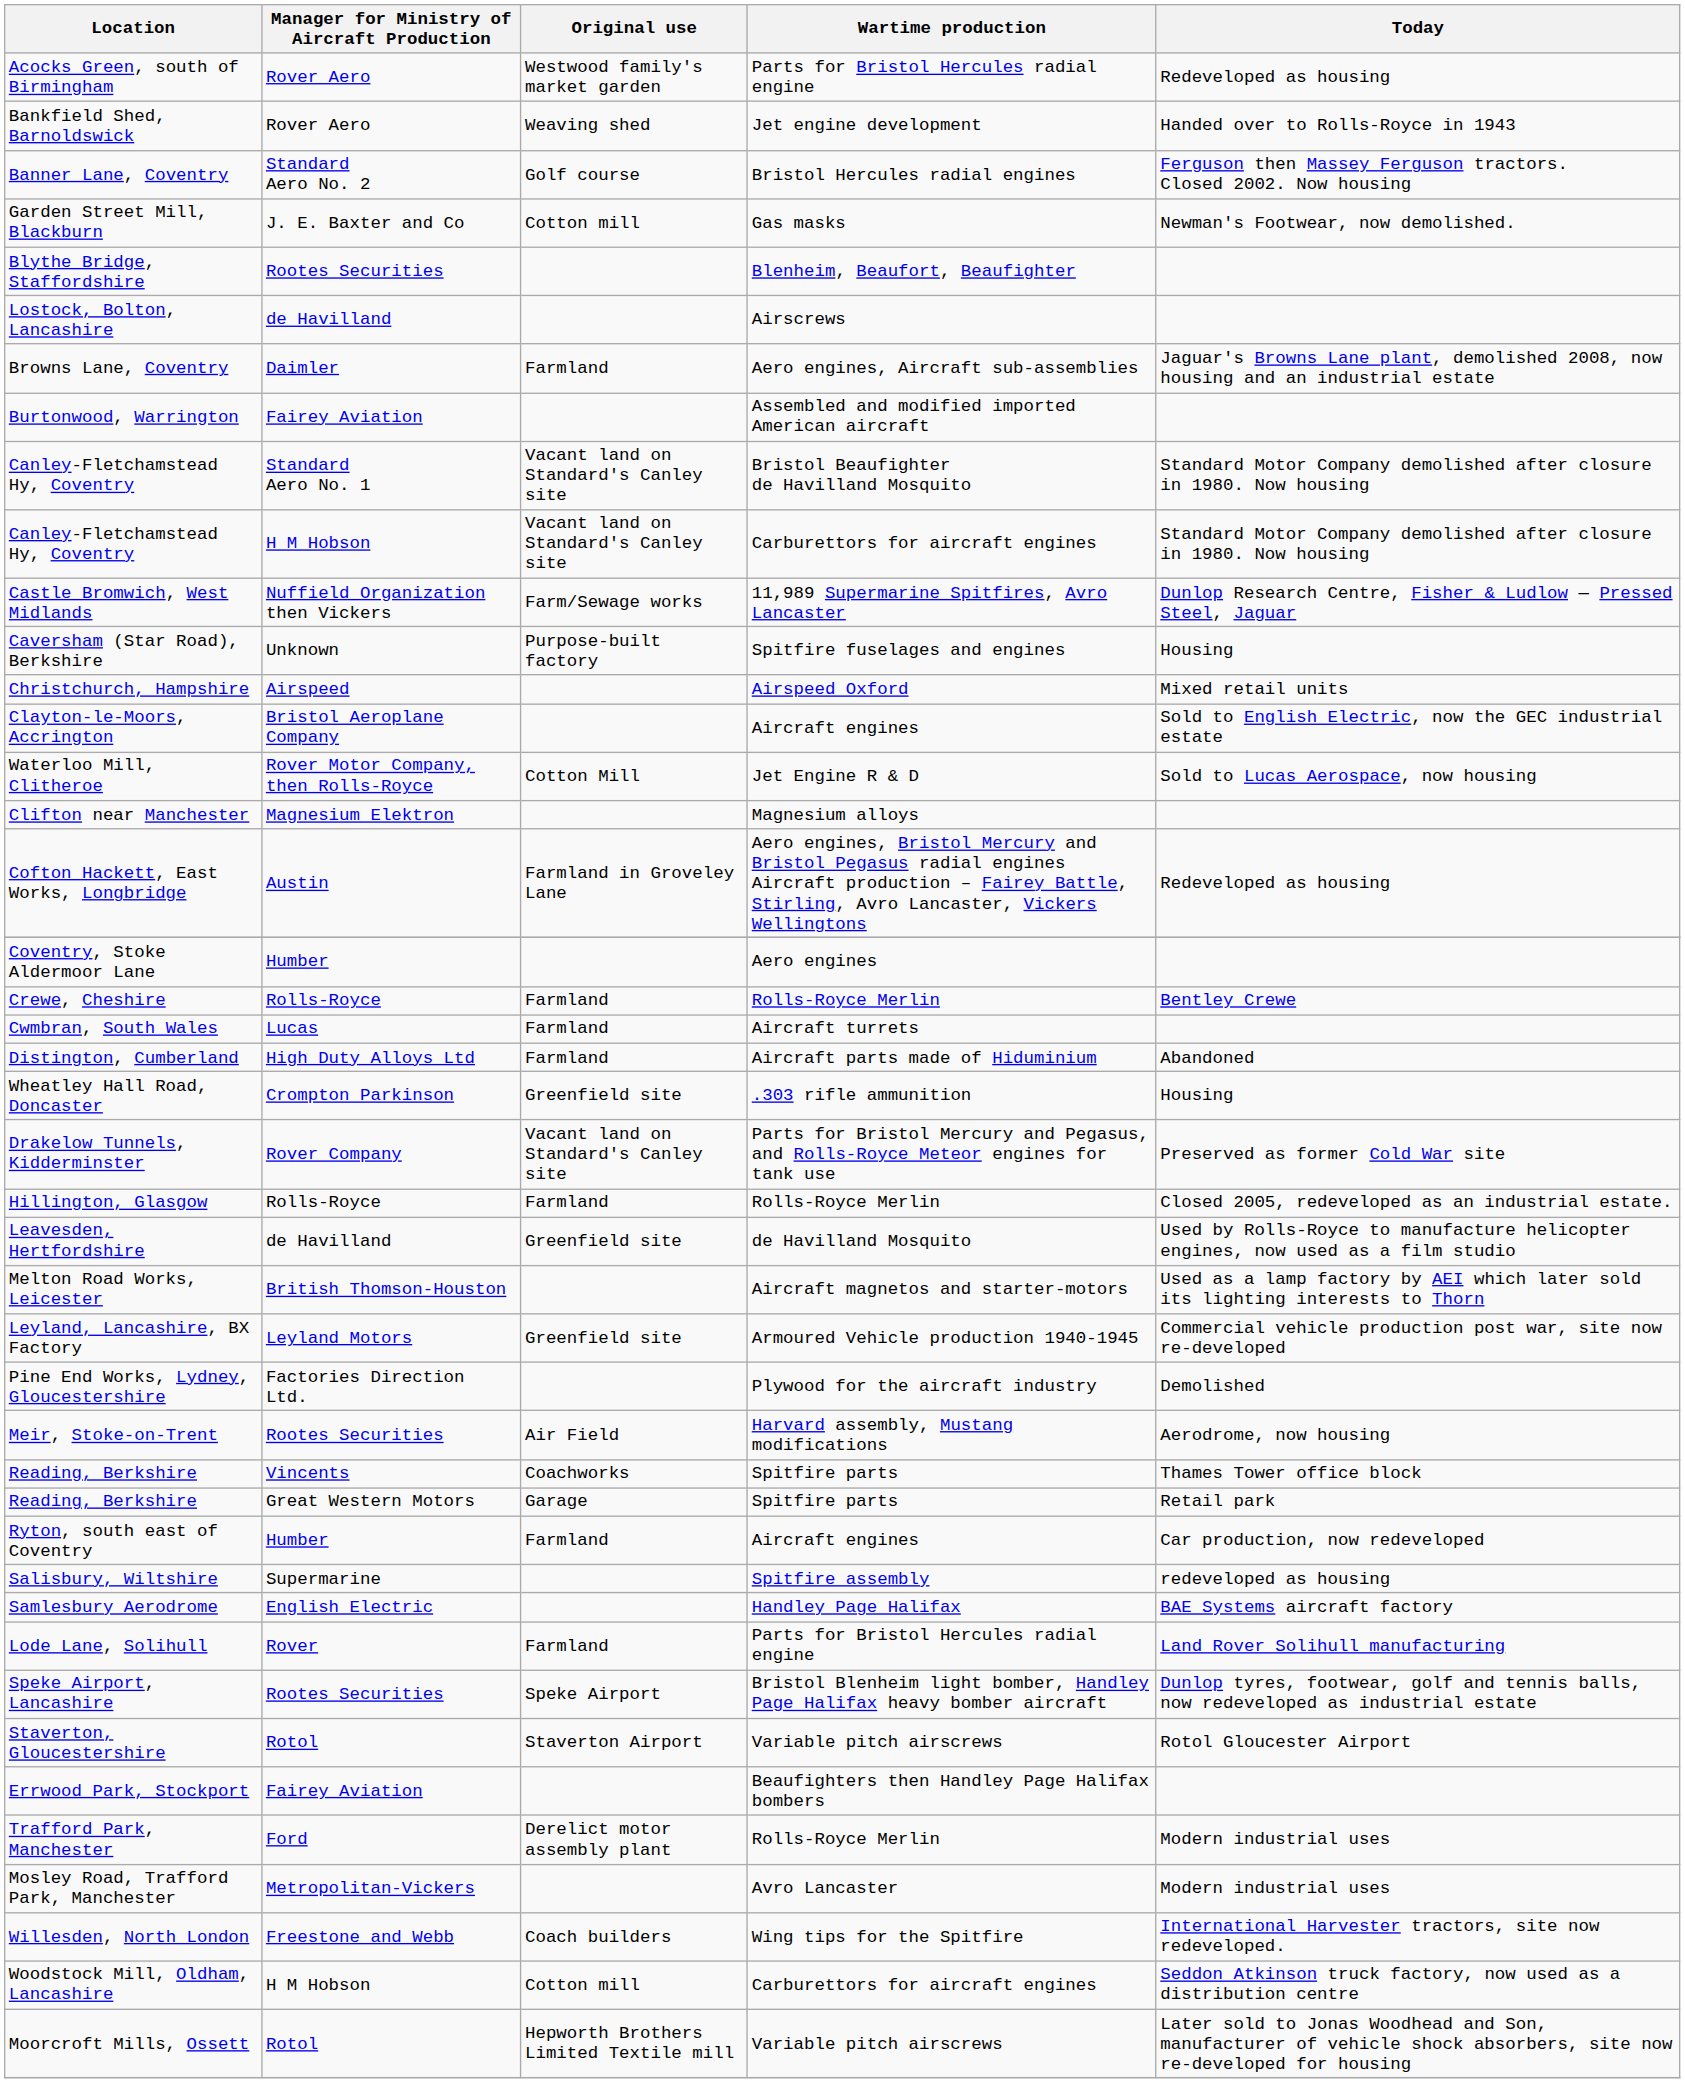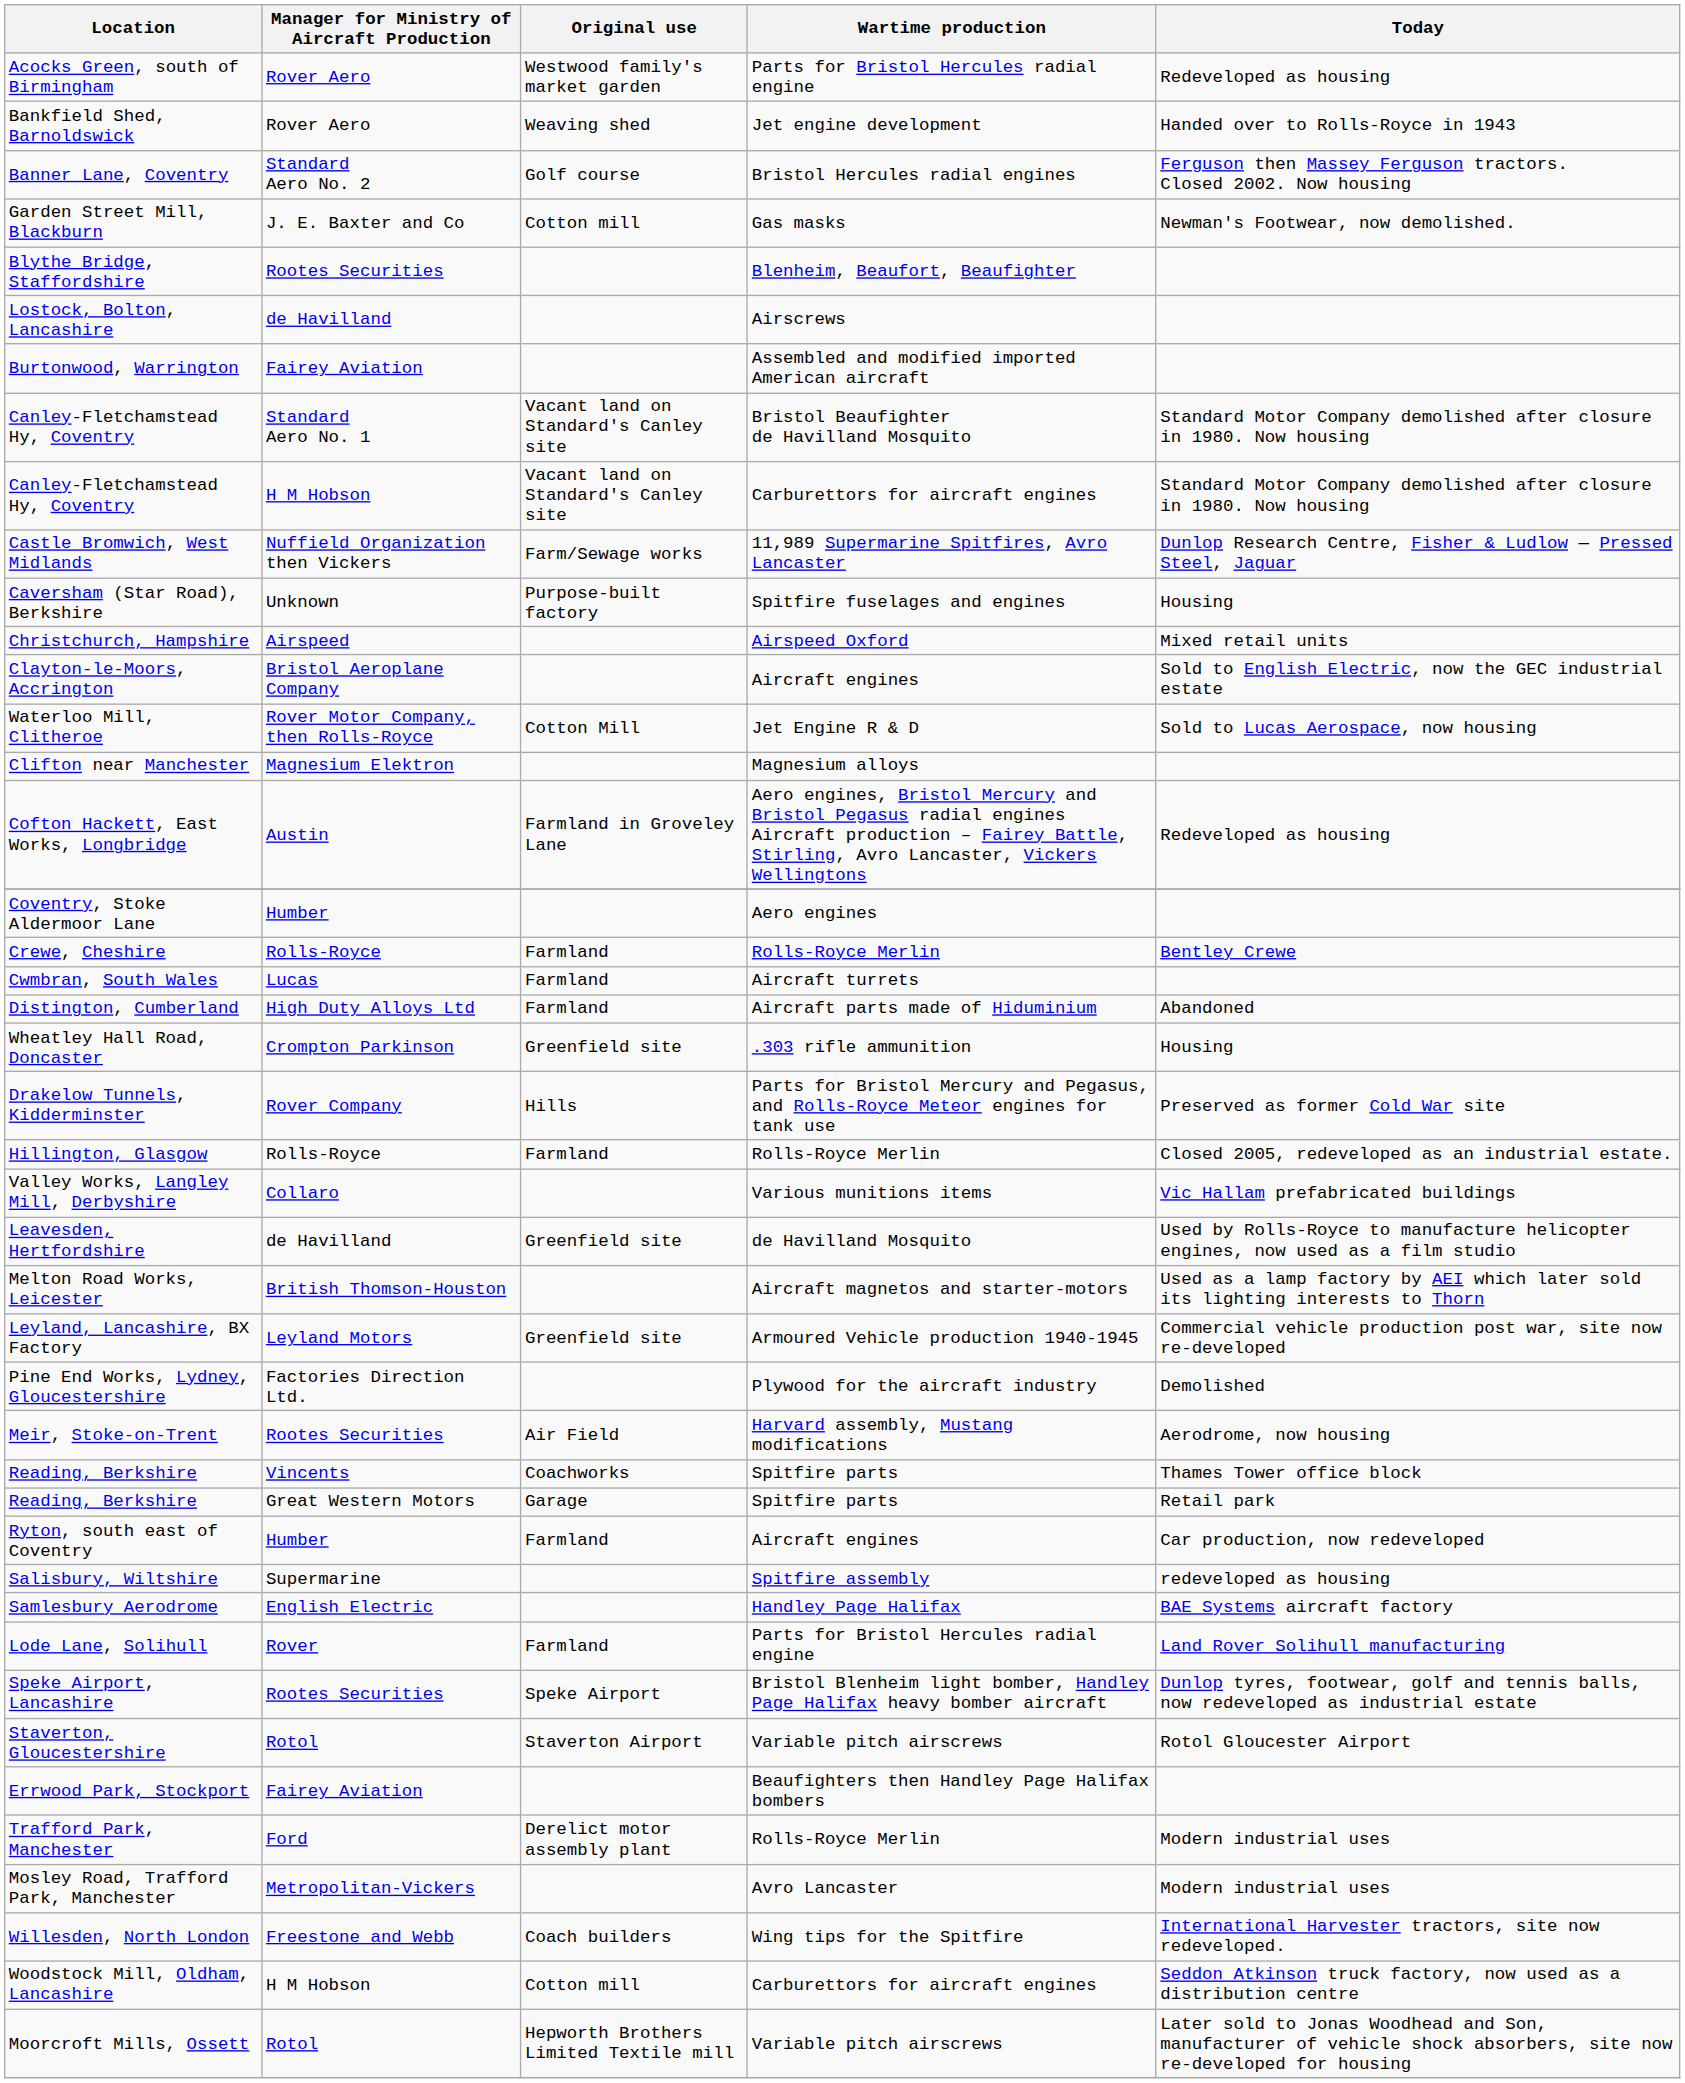- row: (119, 368)
(614, 1154) Vacant land on Standard's Canley site -> (551, 1106) Hills
+ row: (119, 1193)
